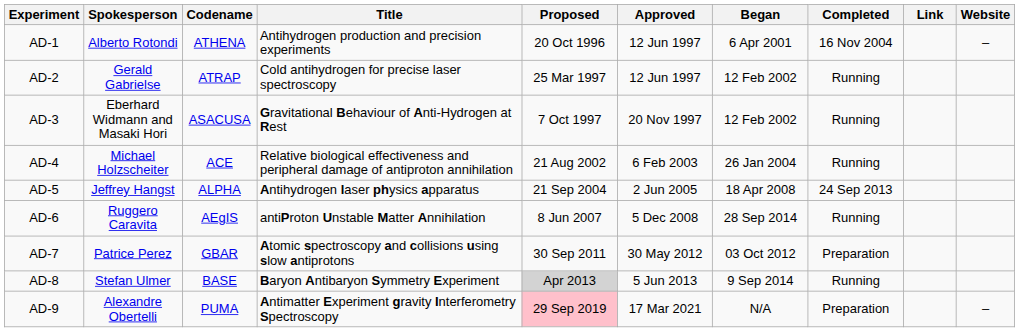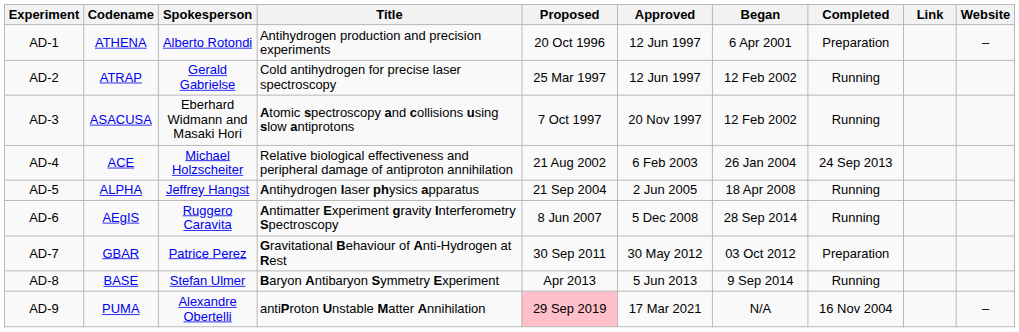columns swapped: (220, 14) <-> (133, 14)
(856, 42) 16 Nov 2004 -> (856, 42) Preparation
(386, 120) Gravitational Behaviour of Anti-Hydrogen at Rest -> (379, 120) Atomic spectroscopy and collisions using slow antiprotons
(856, 162) Running -> (856, 162) 24 Sep 2013
(856, 190) 24 Sep 2013 -> (856, 190) Running
(373, 218) antiProton Unstable Matter Annihilation -> (388, 218) Antimatter Experiment gravity Interferometry Spectroscopy
(379, 253) Atomic spectroscopy and collisions using slow antiprotons -> (386, 253) Gravitational Behaviour of Anti-Hydrogen at Rest
(570, 281) lightgrey background -> (570, 281) no background
(388, 309) Antimatter Experiment gravity Interferometry Spectroscopy -> (373, 309) antiProton Unstable Matter Annihilation
(856, 309) Preparation -> (856, 309) 16 Nov 2004
